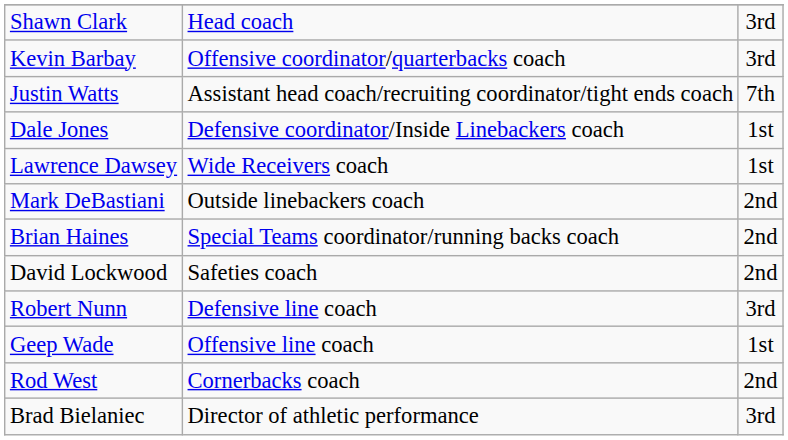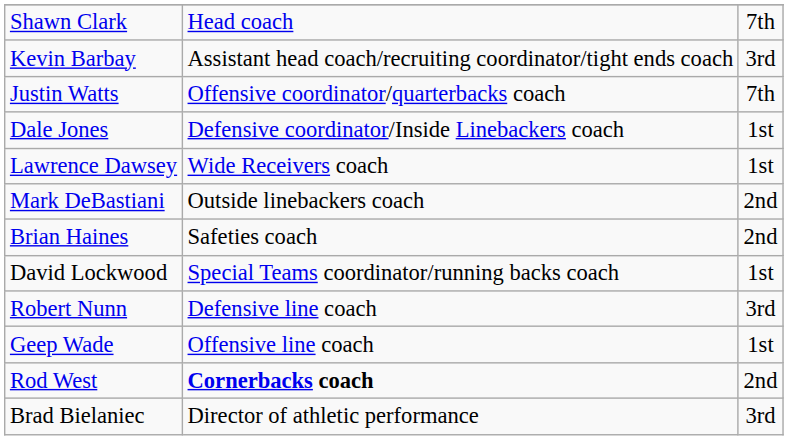(760, 22) 3rd -> (760, 22) 7th
(377, 58) Offensive coordinator/quarterbacks coach -> (460, 58) Assistant head coach/recruiting coordinator/tight ends coach
(460, 93) Assistant head coach/recruiting coordinator/tight ends coach -> (377, 93) Offensive coordinator/quarterbacks coach
(403, 237) Special Teams coordinator/running backs coach -> (252, 237) Safeties coach
(252, 272) Safeties coach -> (403, 272) Special Teams coordinator/running backs coach
(761, 272) 2nd -> (760, 272) 1st
(274, 380) normal -> (281, 380) bold
